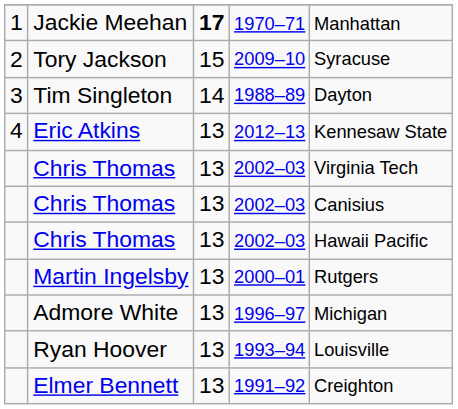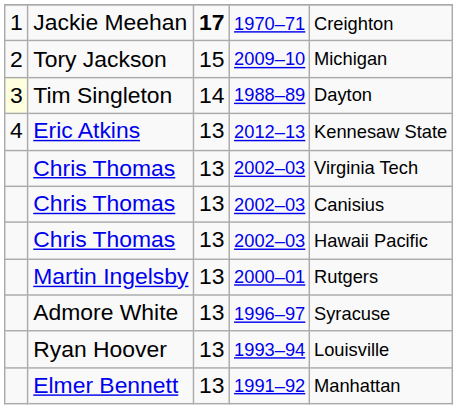(357, 23) Manhattan -> (354, 23) Creighton
(352, 59) Syracuse -> (351, 59) Michigan
(16, 95) no background -> (16, 95) lightyellow background
(351, 313) Michigan -> (352, 313) Syracuse
(354, 386) Creighton -> (357, 386) Manhattan
